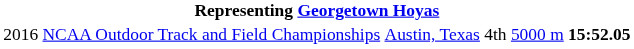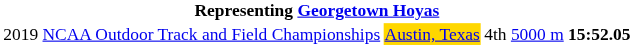(21, 34) 2016 -> (21, 34) 2019
(432, 34) no background -> (432, 34) gold background
